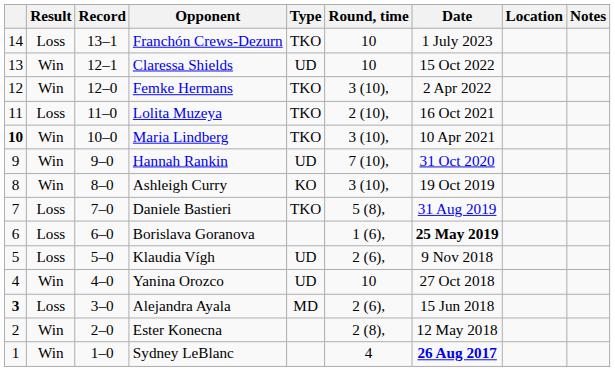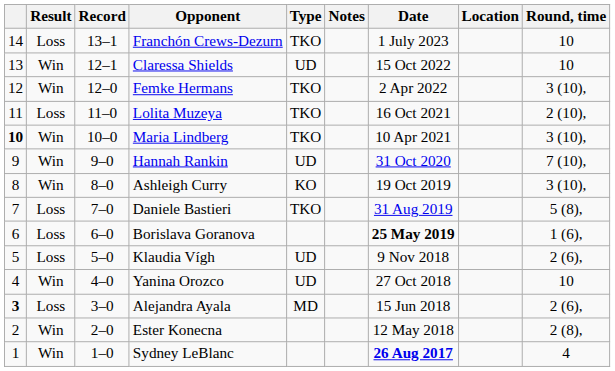columns swapped: (369, 16) <-> (588, 16)
